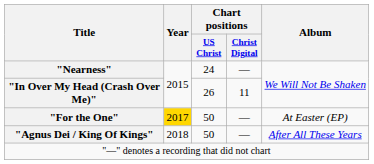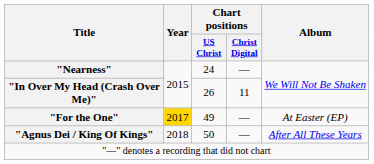(209, 117) 50 -> (209, 117) 49
